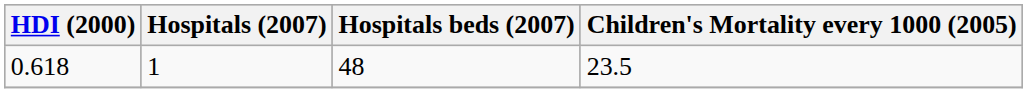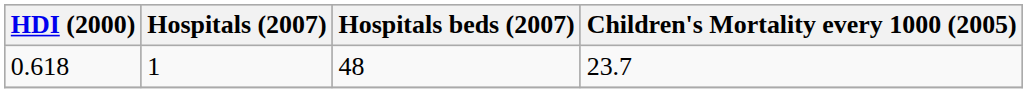(609, 66) 23.5 -> (609, 66) 23.7
